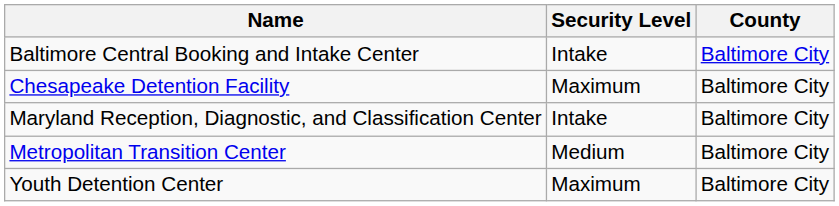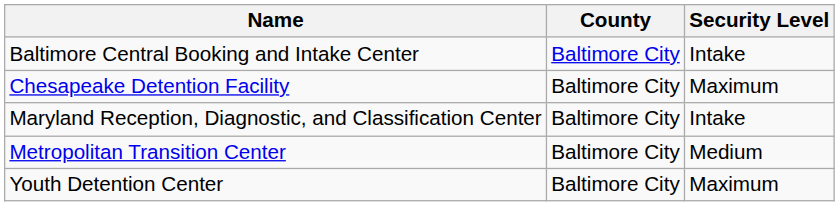columns swapped: (621, 20) <-> (765, 20)
